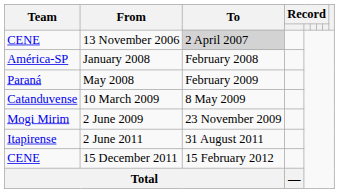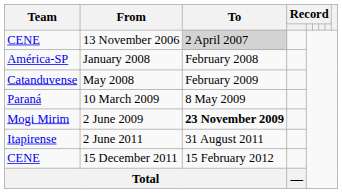(24, 79) Paraná -> (42, 79) Catanduvense
(42, 99) Catanduvense -> (24, 99) Paraná
(233, 119) normal -> (235, 119) bold
